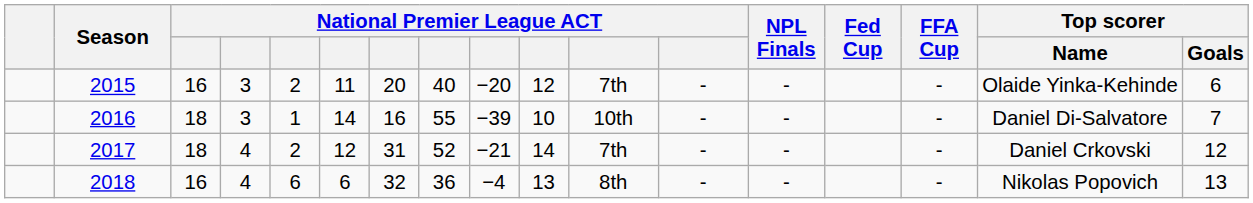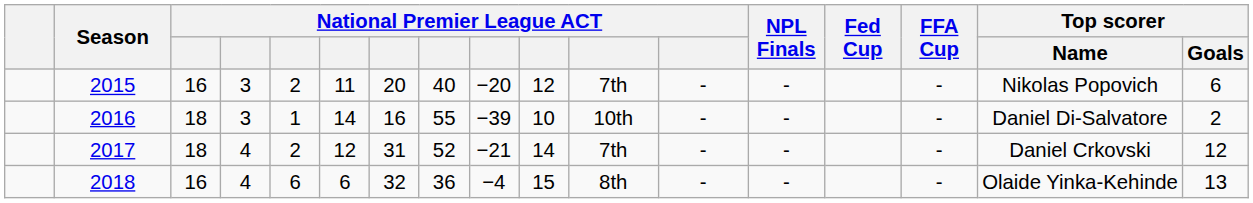(1080, 85) Olaide Yinka-Kehinde -> (1080, 85) Nikolas Popovich
(1216, 118) 7 -> (1216, 118) 2
(543, 182) 13 -> (543, 182) 15
(1080, 182) Nikolas Popovich -> (1080, 182) Olaide Yinka-Kehinde
